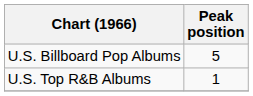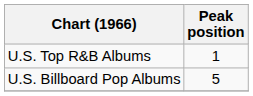rows swapped: (94, 56) <-> (79, 79)
